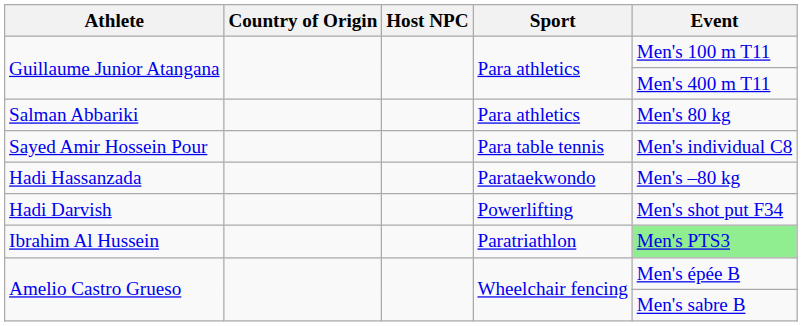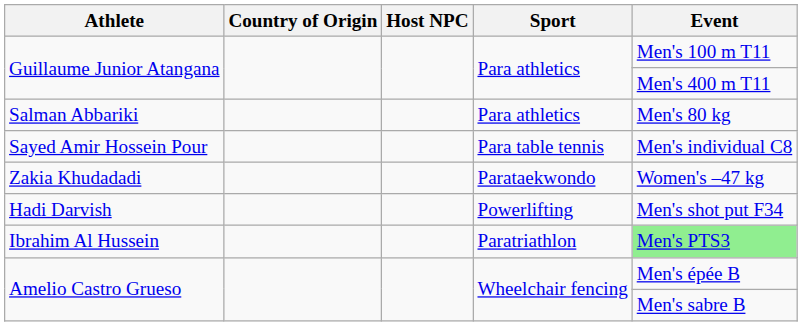- row: (75, 178)
+ row: (75, 178)
